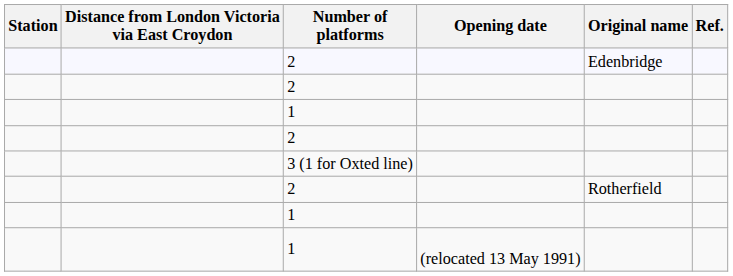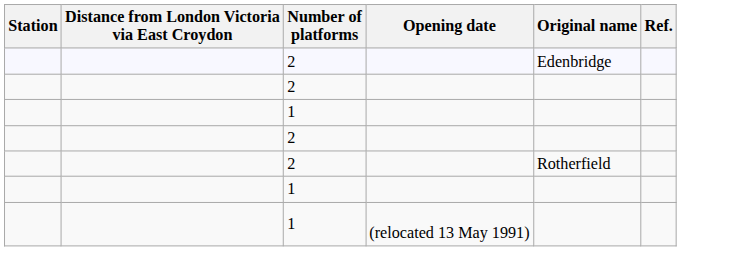- row: (350, 163)
